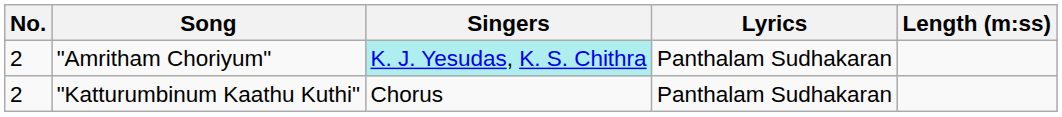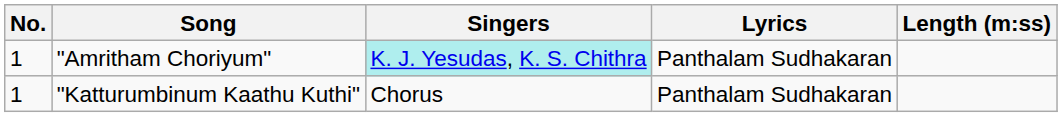(16, 58) 2 -> (16, 58) 1
(16, 94) 2 -> (16, 94) 1
